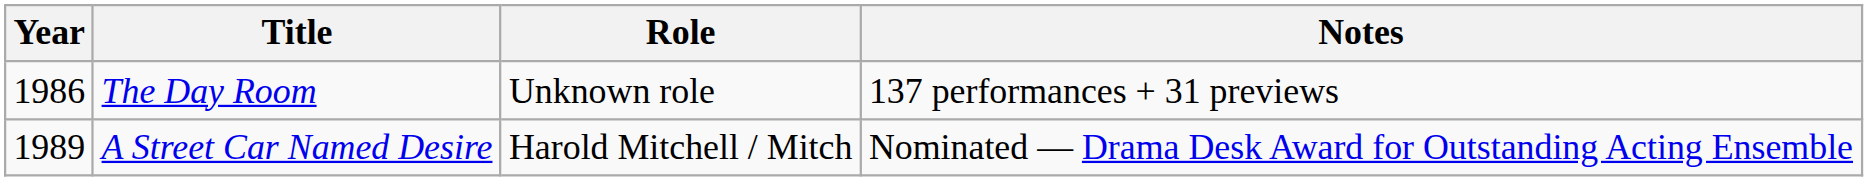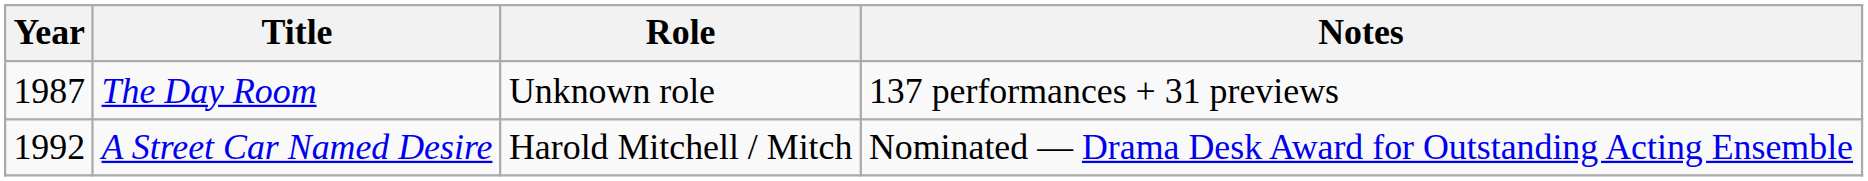(49, 89) 1986 -> (49, 89) 1987
(49, 146) 1989 -> (49, 146) 1992
